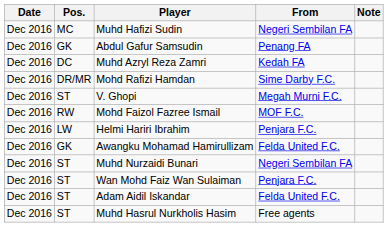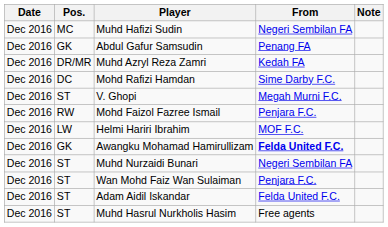(64, 63) DC -> (74, 63) DR/MR
(74, 79) DR/MR -> (64, 79) DC
(281, 113) MOF F.C. -> (287, 113) Penjara F.C.
(287, 130) Penjara F.C. -> (281, 130) MOF F.C.
(299, 146) normal -> (301, 146) bold
